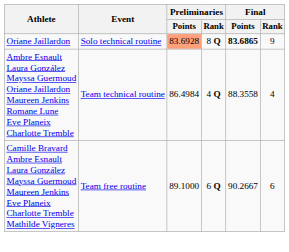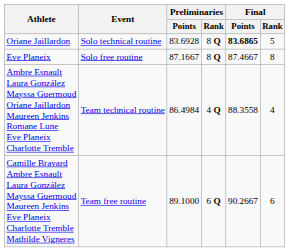(184, 42) lightsalmon background -> (184, 42) no background
(272, 42) 9 -> (272, 42) 5
+ row: (29, 57)
